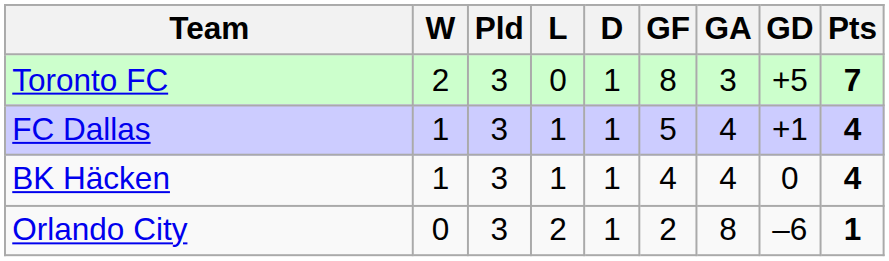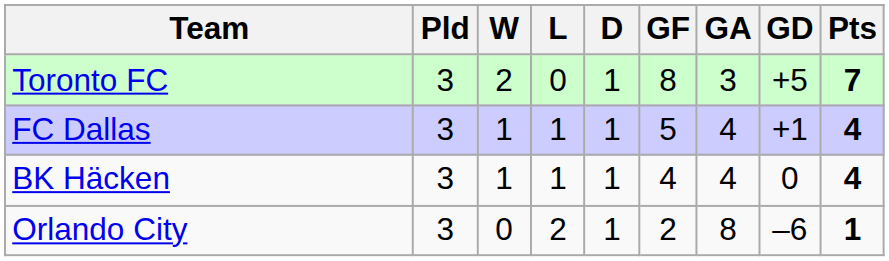columns swapped: (499, 29) <-> (440, 29)
